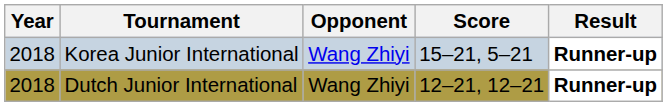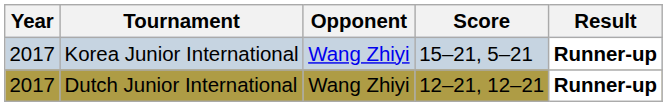(32, 54) 2018 -> (32, 54) 2017
(32, 86) 2018 -> (32, 86) 2017
